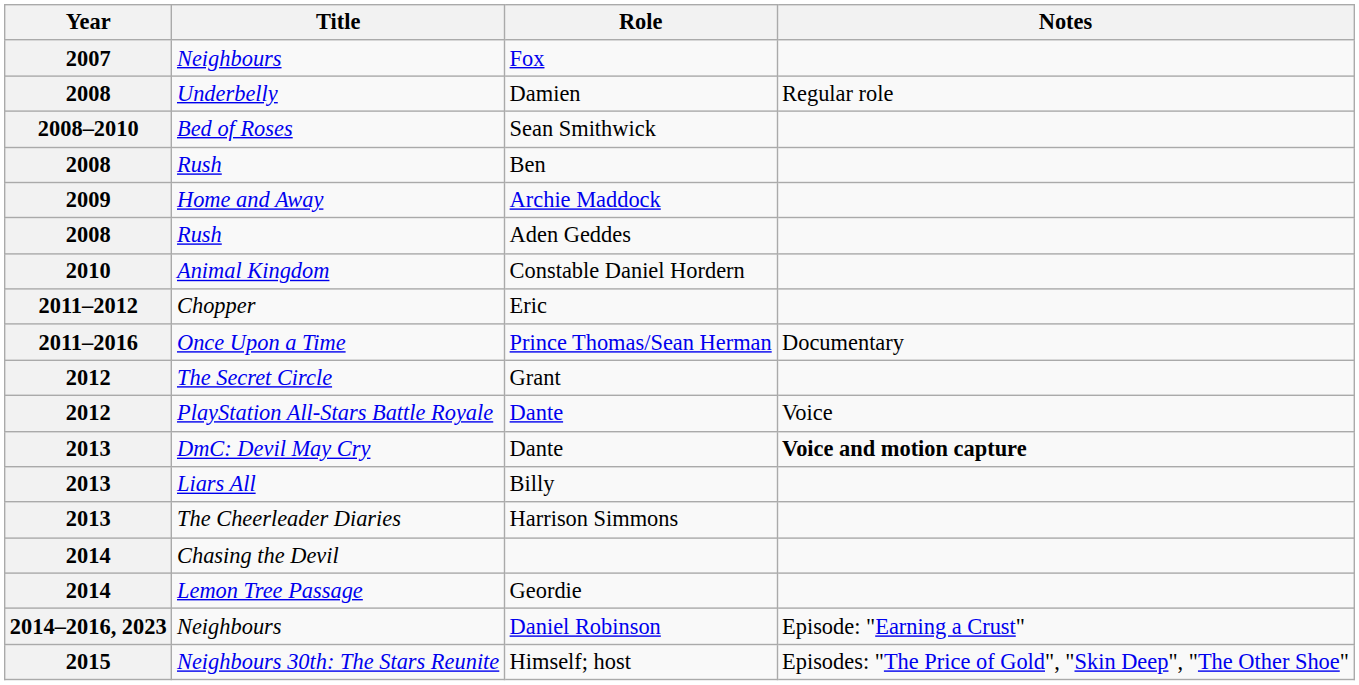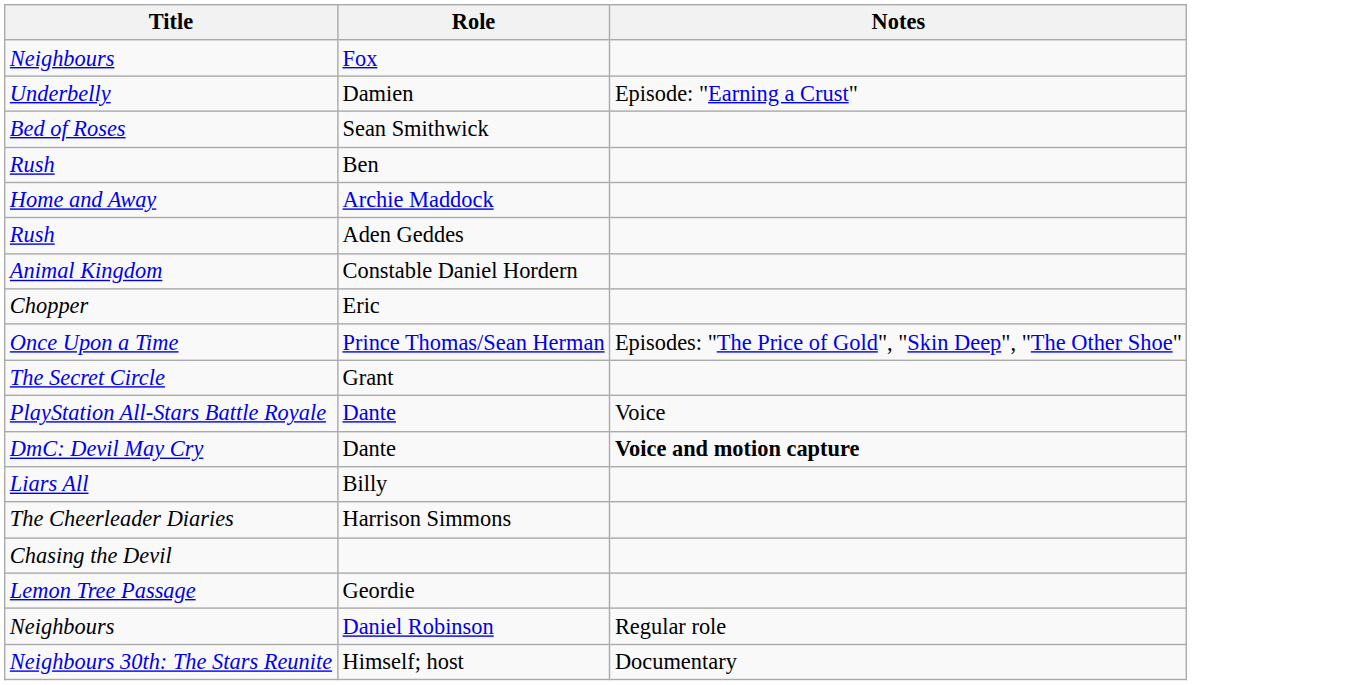- column: (88, 22)
(838, 93) Regular role -> (736, 93) Episode: "Earning a Crust"
(843, 341) Documentary -> (898, 341) Episodes: "The Price of Gold", "Skin Deep", "The Other Shoe"
(903, 626) Episode: "Earning a Crust" -> (671, 626) Regular role
(1065, 661) Episodes: "The Price of Gold", "Skin Deep", "The Other Shoe" -> (676, 661) Documentary
